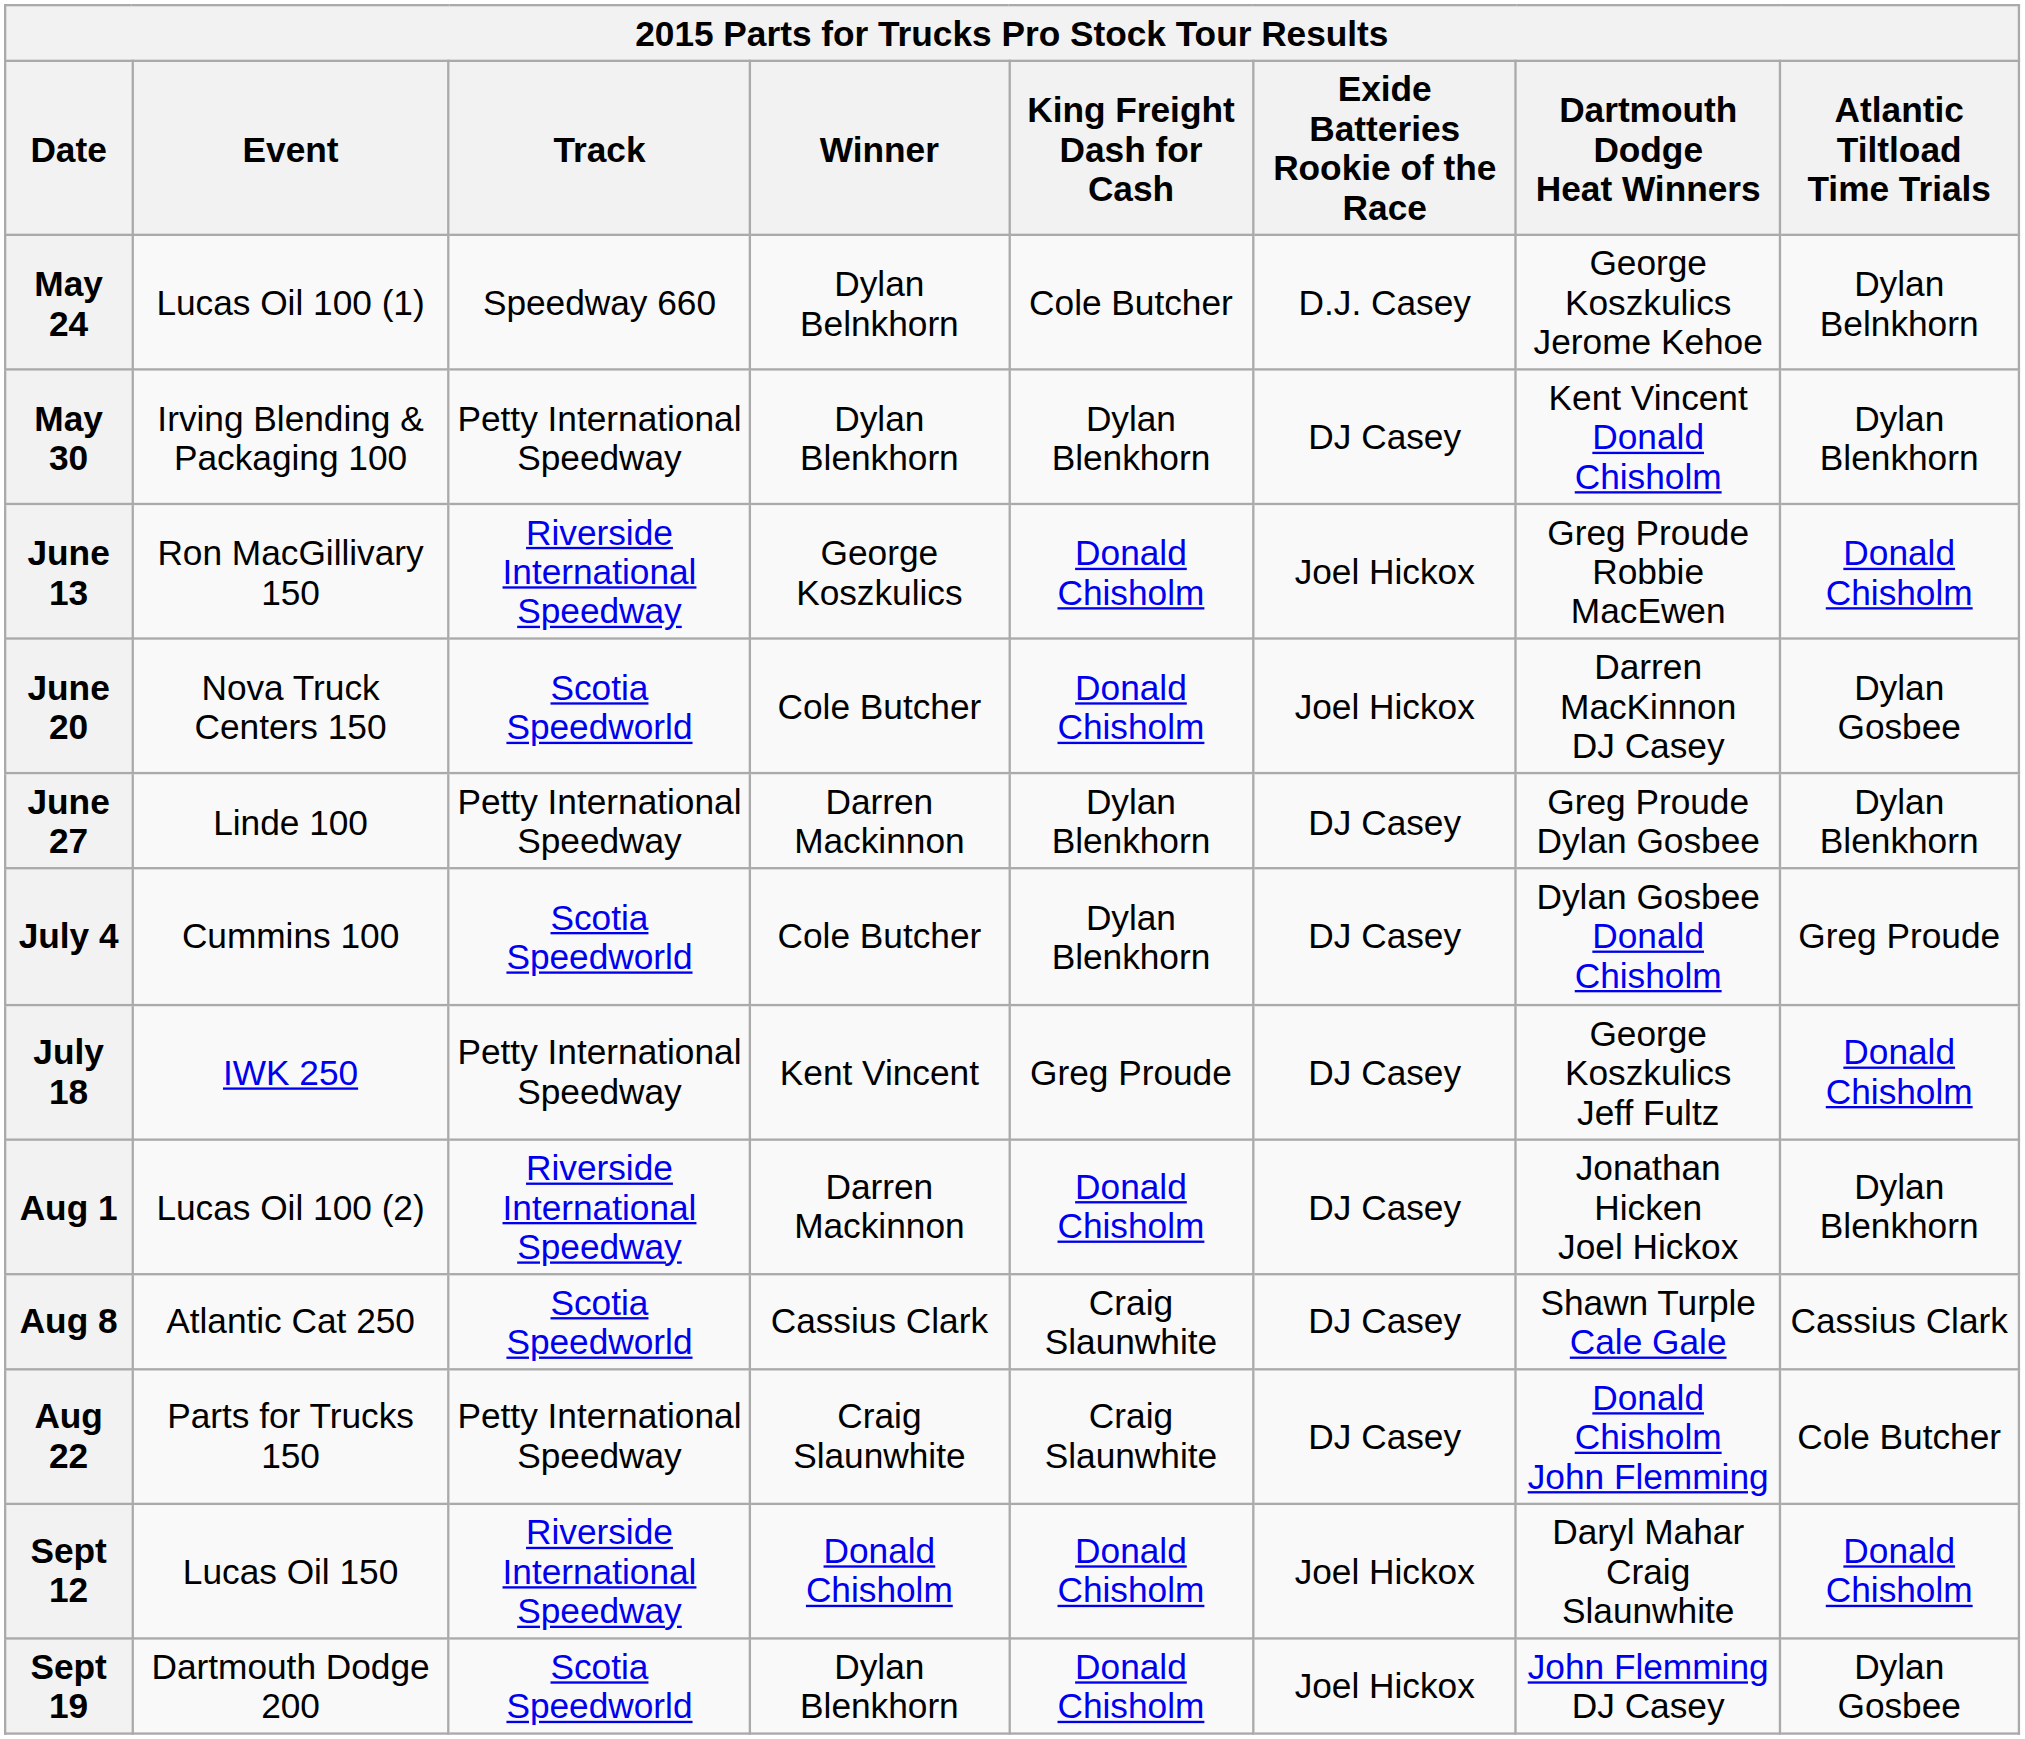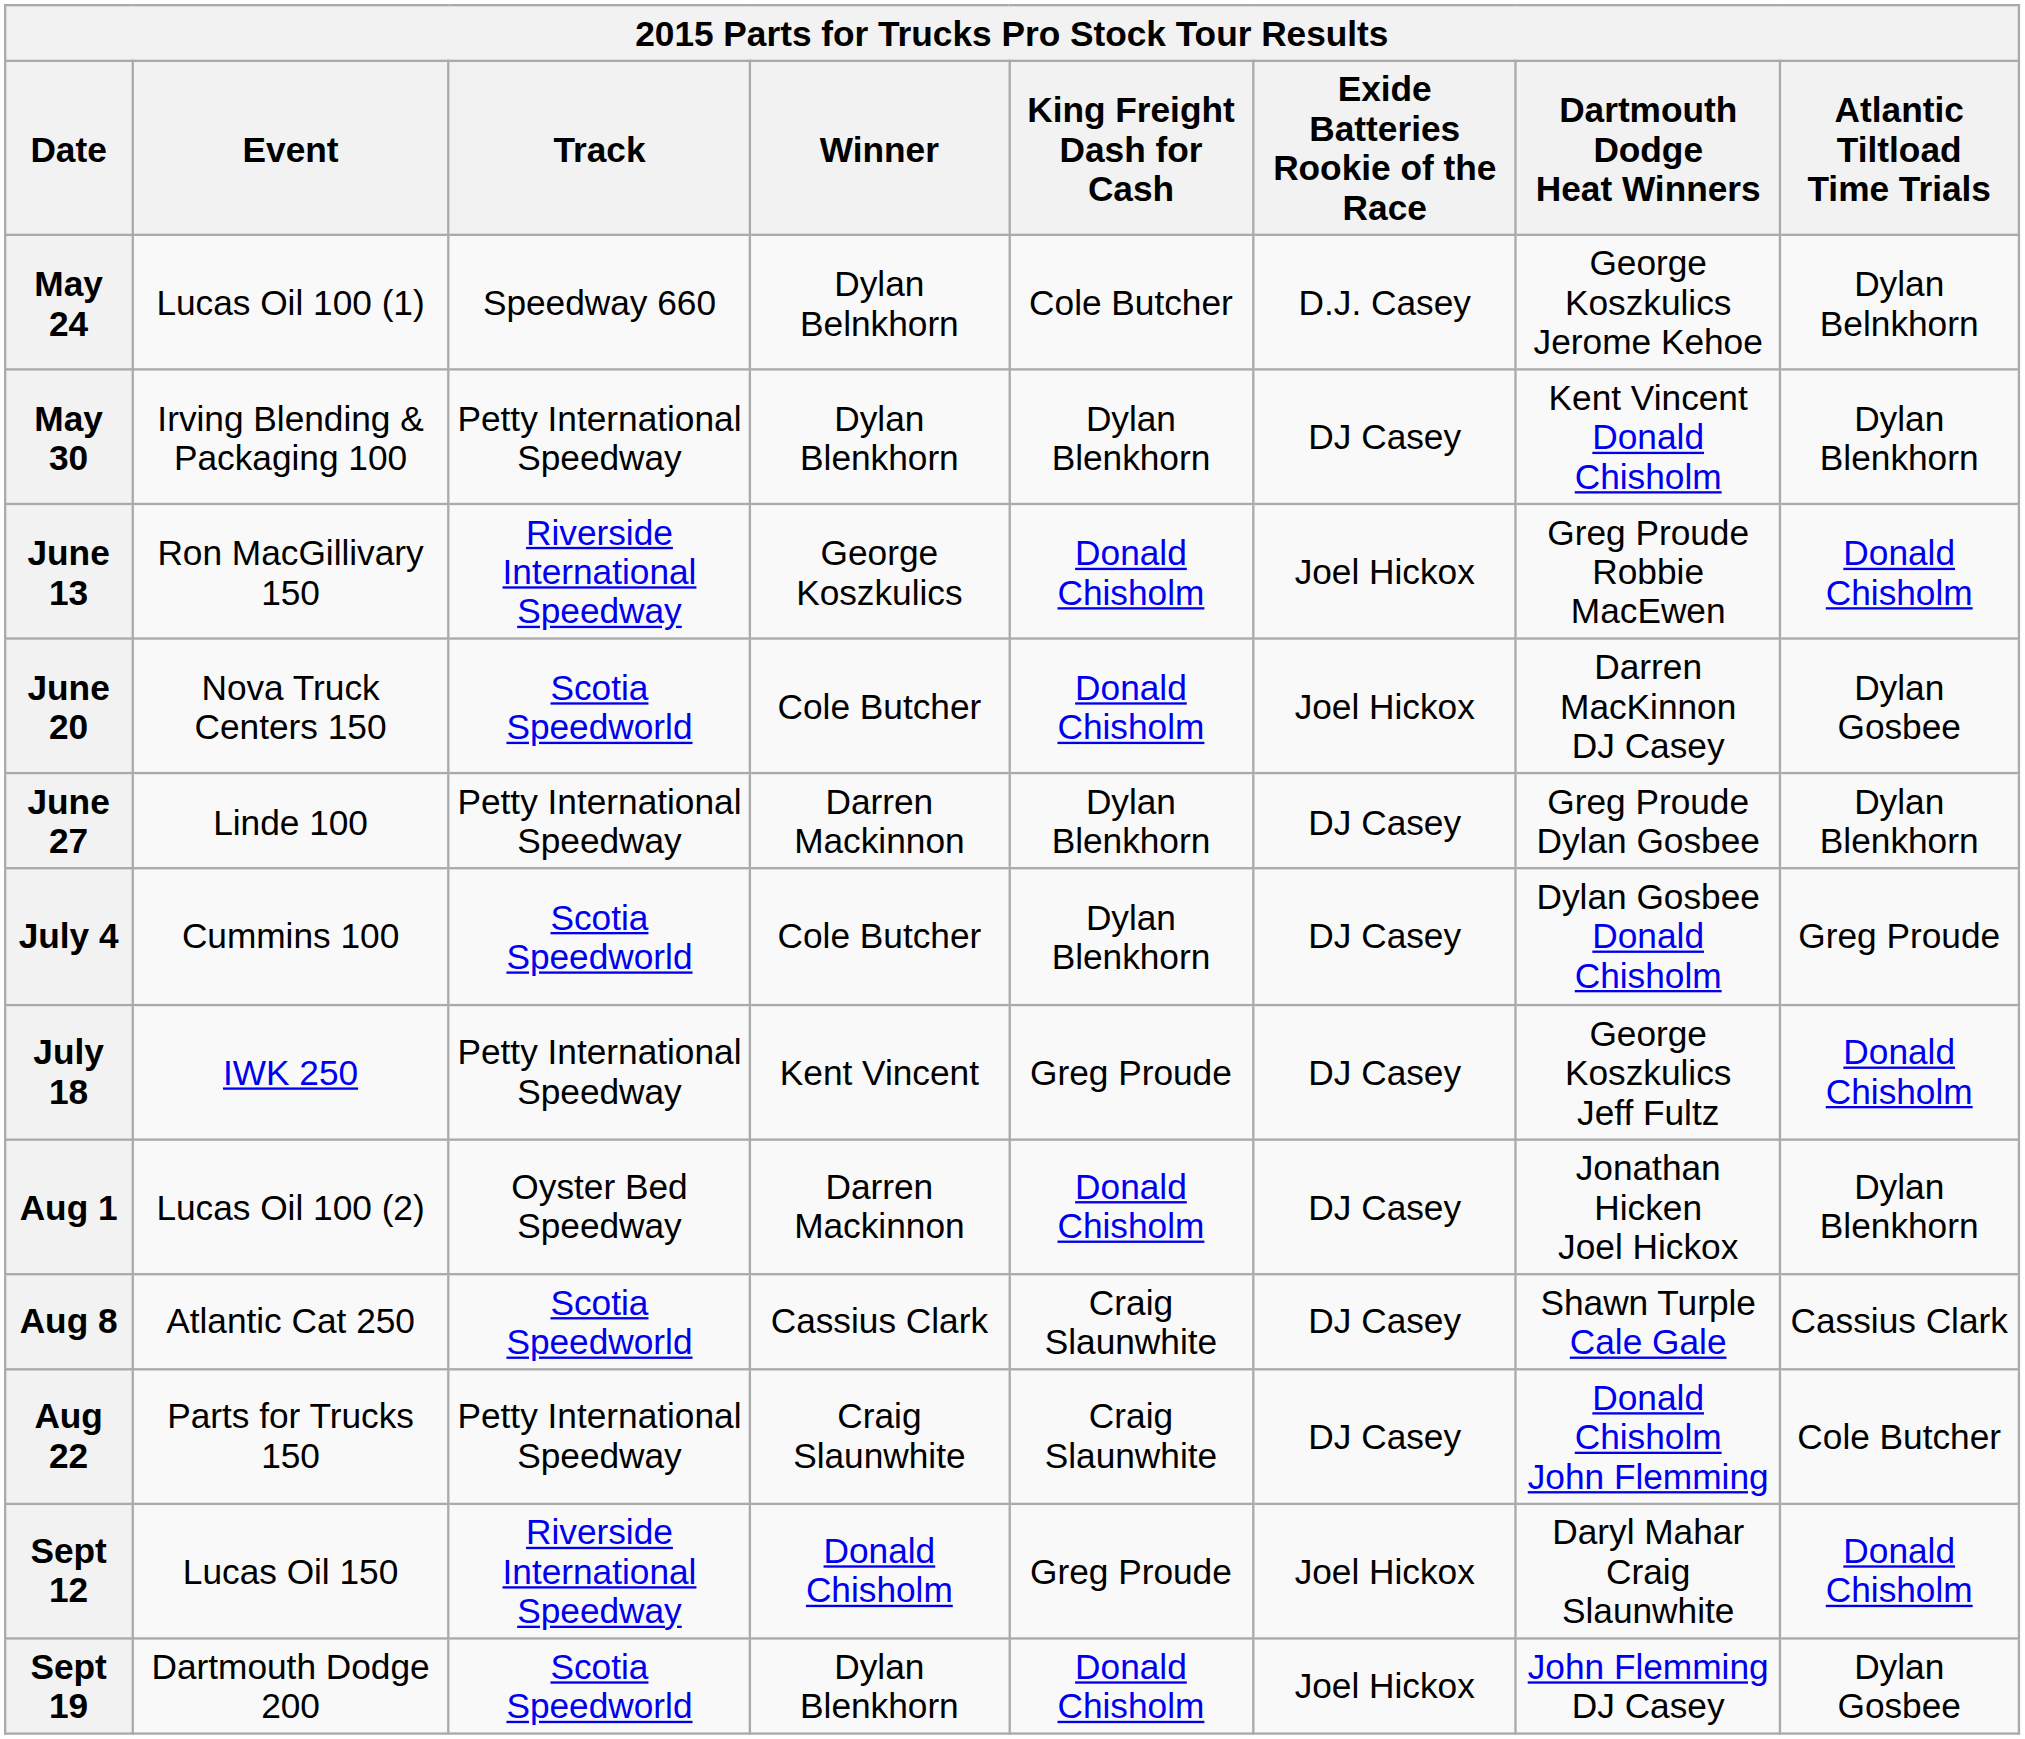(599, 1206) Riverside International Speedway -> (599, 1206) Oyster Bed Speedway
(1131, 1571) Donald Chisholm -> (1131, 1571) Greg Proude
